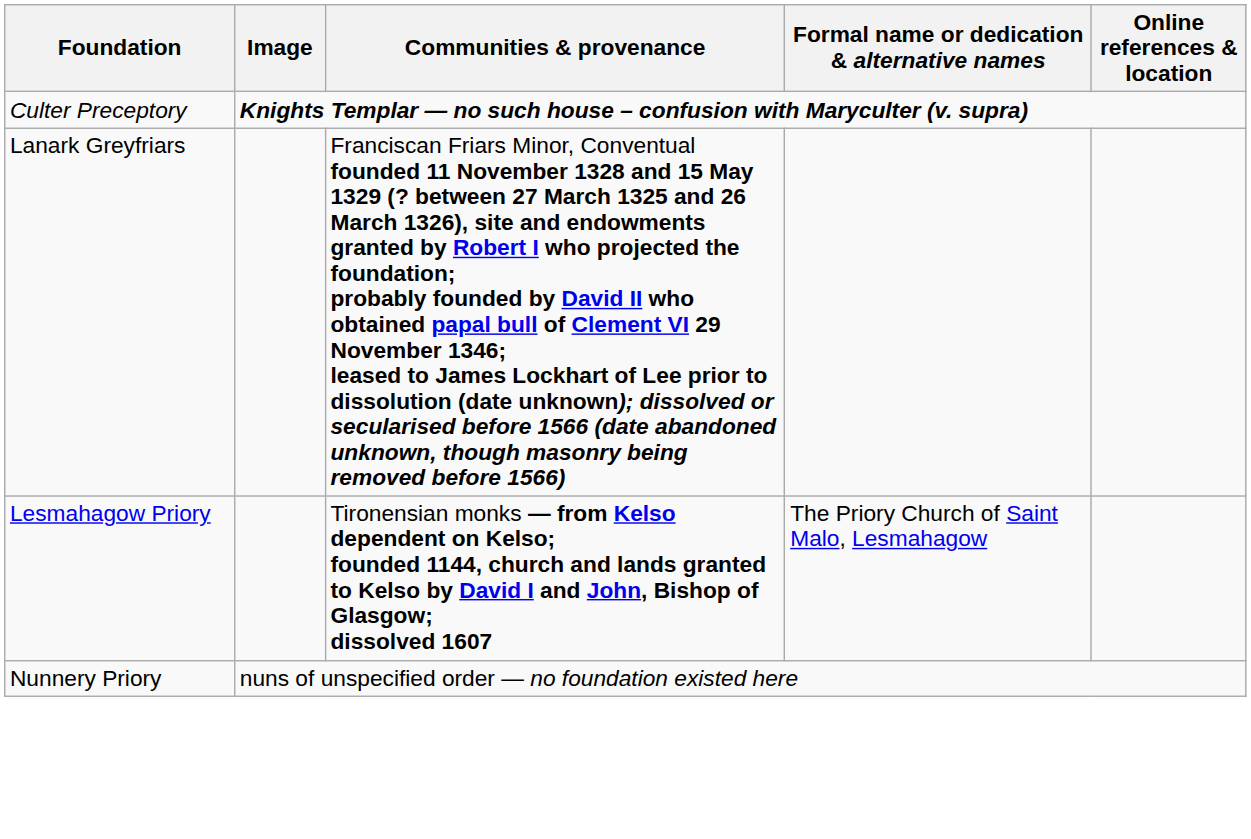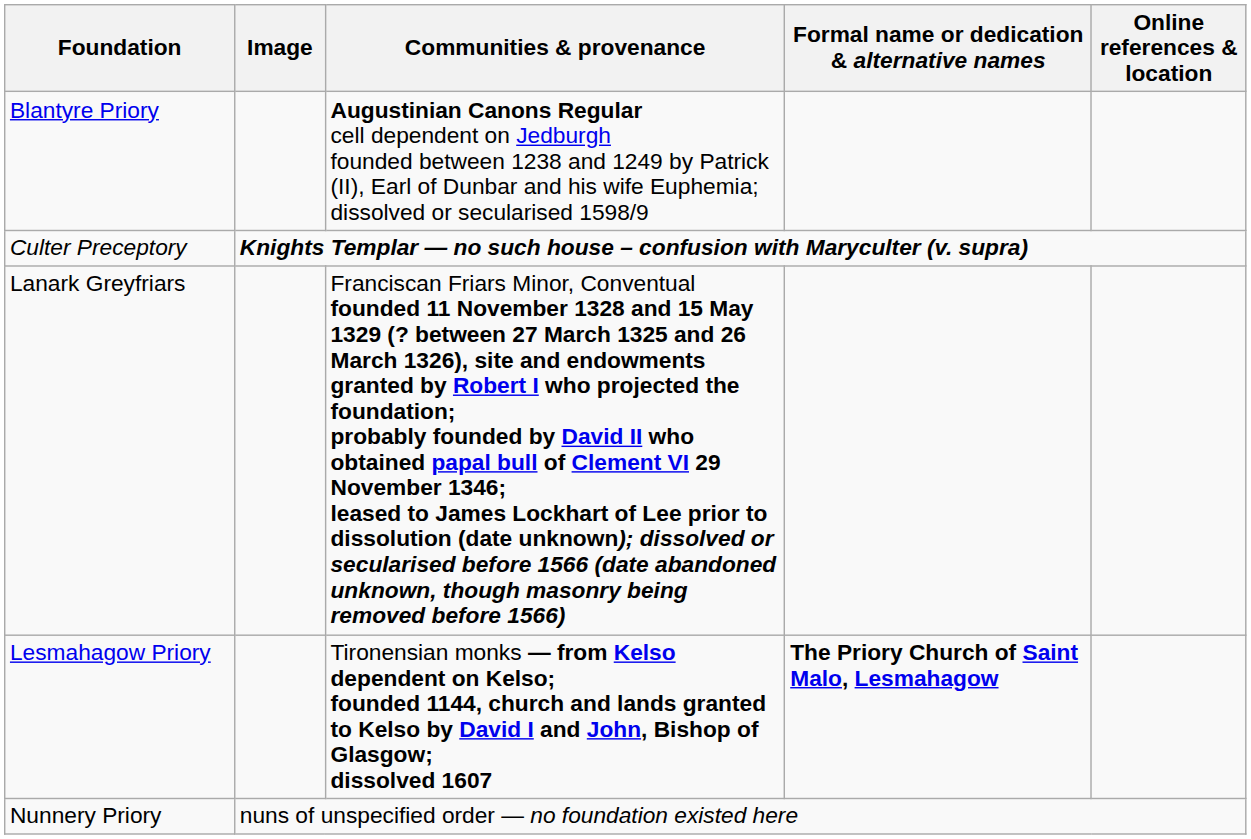+ row: (84, 109)
(924, 526) normal -> (934, 665) bold
